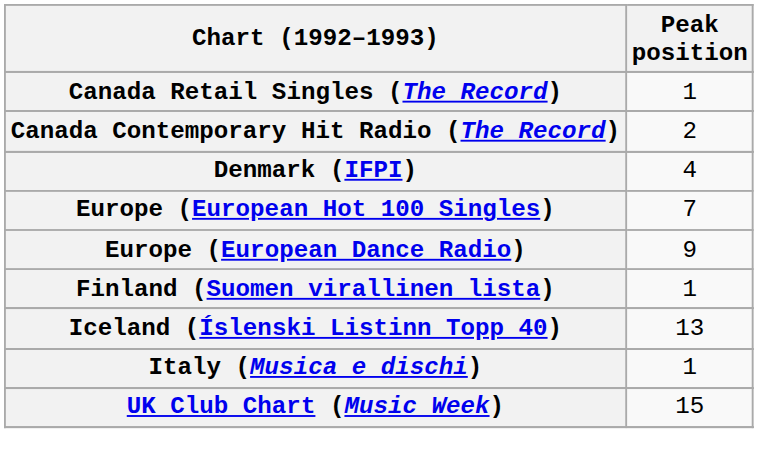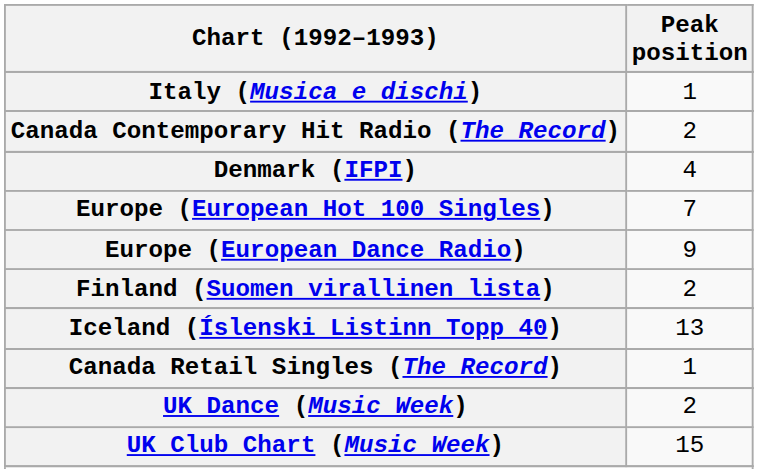rows swapped: (315, 92) <-> (315, 368)
(690, 289) 1 -> (690, 289) 2
+ row: (315, 407)
